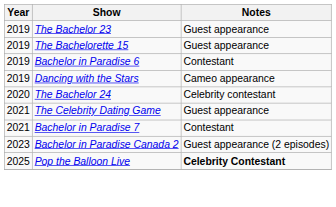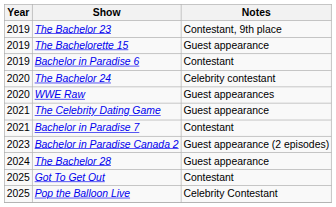(226, 29) Guest appearance -> (233, 29) Contestant, 9th place
- row: (87, 78)
+ row: (60, 95)
+ row: (73, 161)
+ row: (70, 177)
(234, 161) bold -> (231, 194) normal
